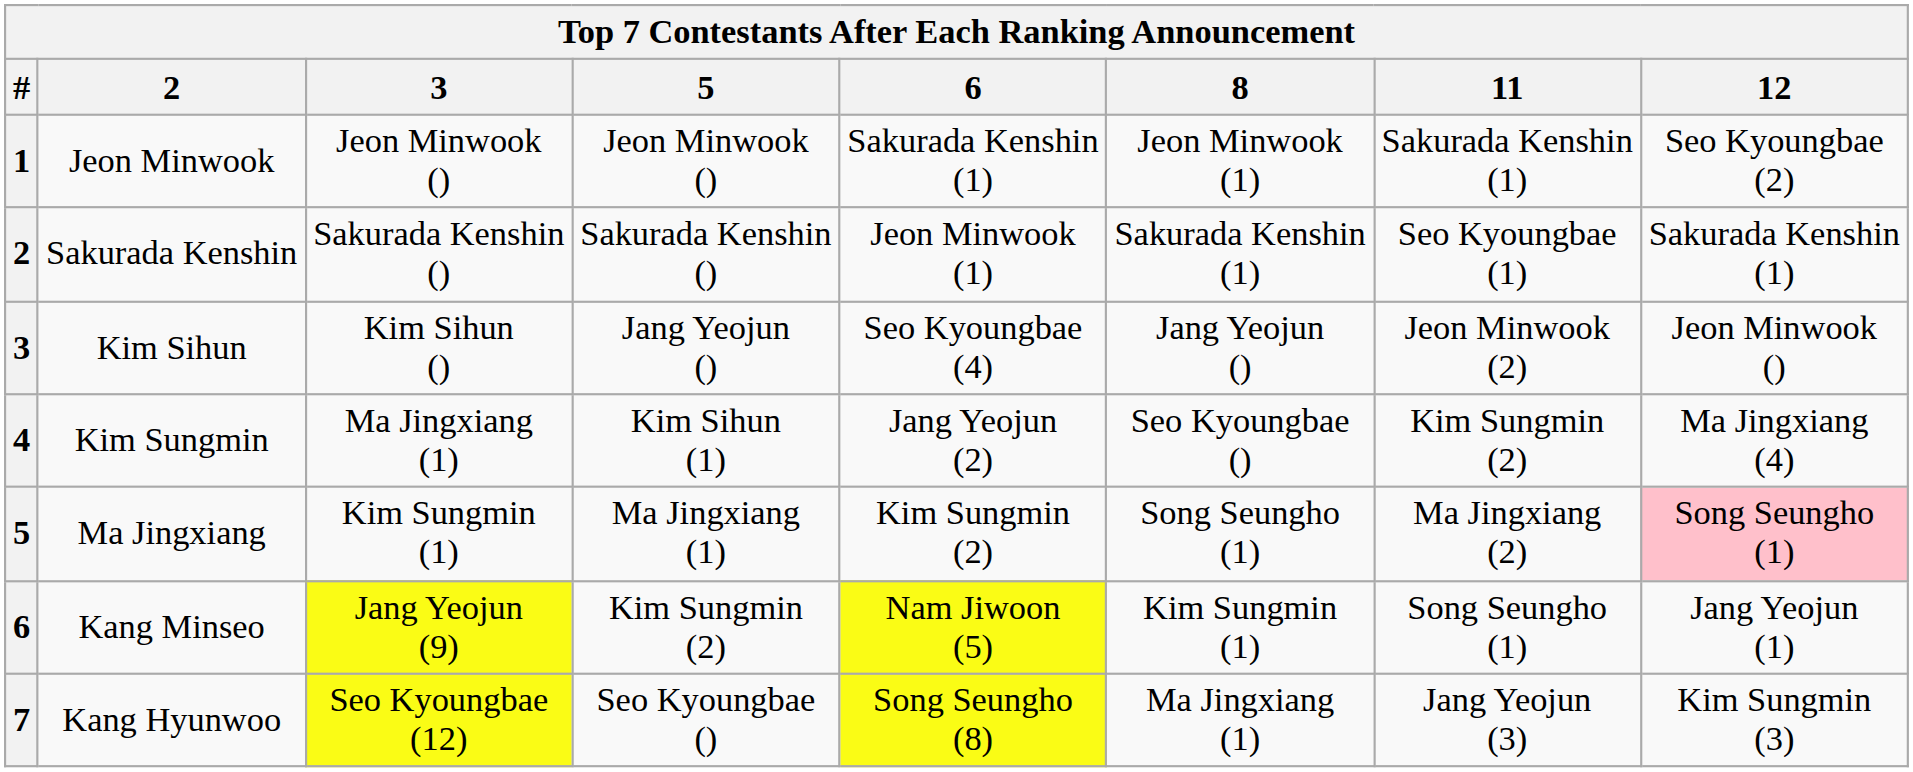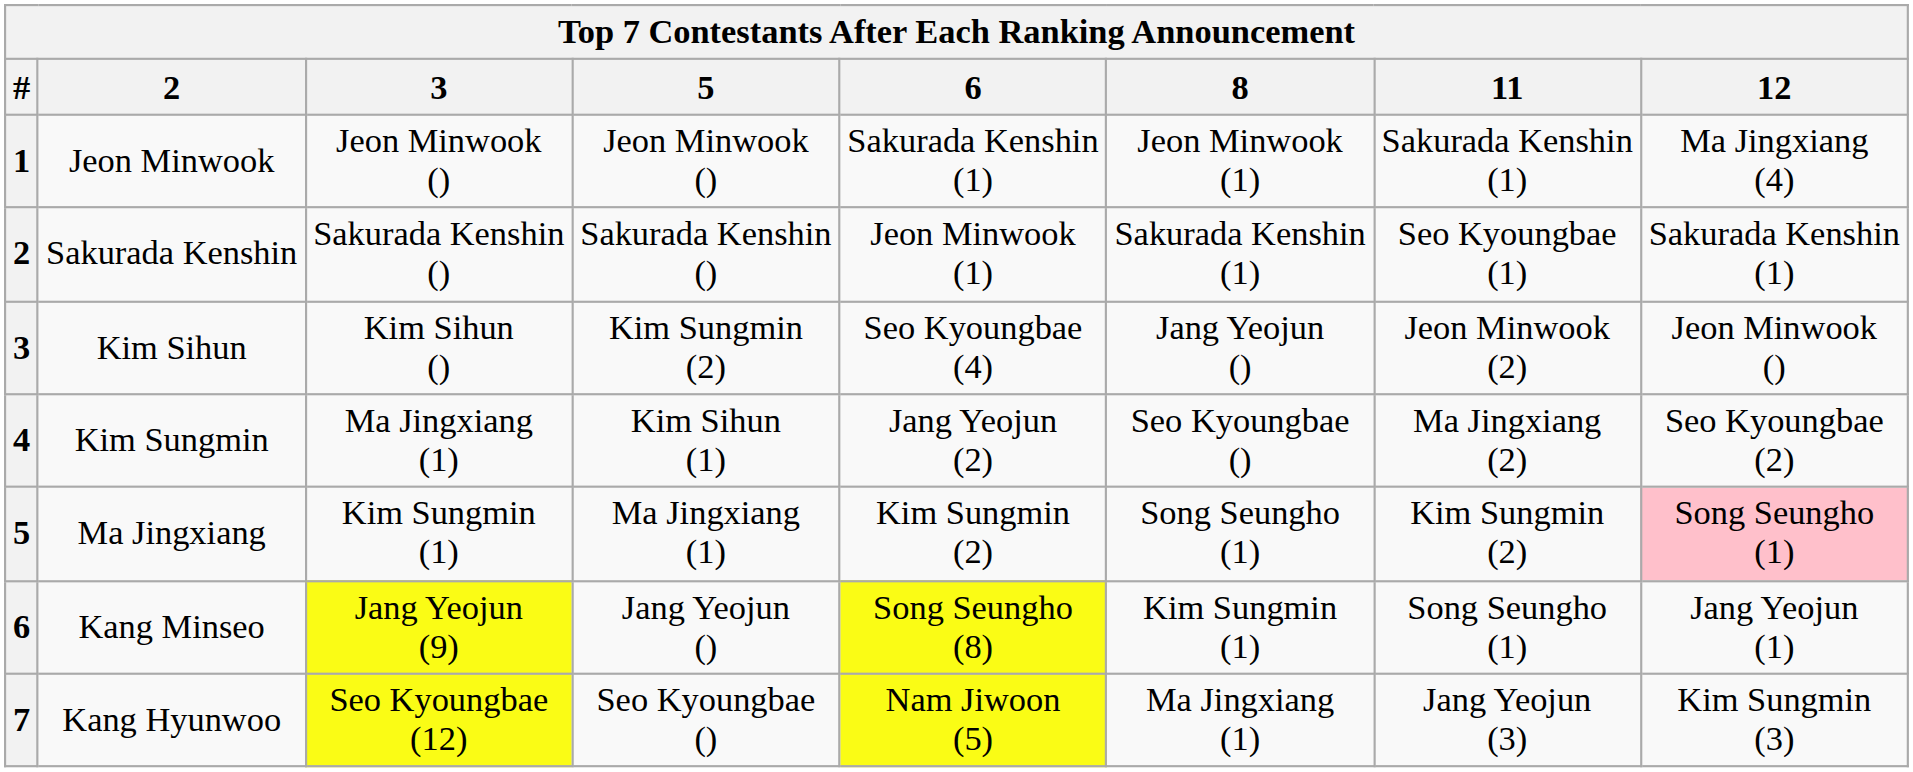(1774, 160) Seo Kyoungbae (2) -> (1774, 160) Ma Jingxiang (4)
(706, 346) Jang Yeojun () -> (706, 346) Kim Sungmin (2)
(1507, 440) Kim Sungmin (2) -> (1507, 440) Ma Jingxiang (2)
(1774, 440) Ma Jingxiang (4) -> (1774, 440) Seo Kyoungbae (2)
(1507, 533) Ma Jingxiang (2) -> (1507, 533) Kim Sungmin (2)
(706, 626) Kim Sungmin (2) -> (706, 626) Jang Yeojun ()
(973, 626) Nam Jiwoon (5) -> (973, 626) Song Seungho (8)
(973, 719) Song Seungho (8) -> (973, 719) Nam Jiwoon (5)
